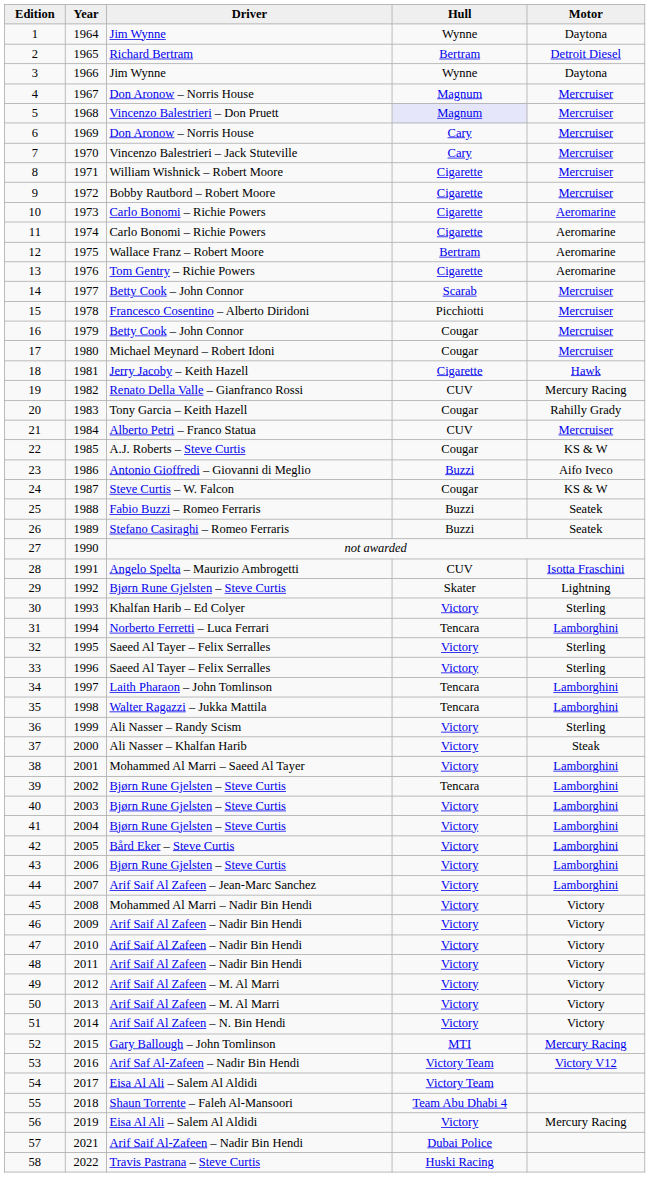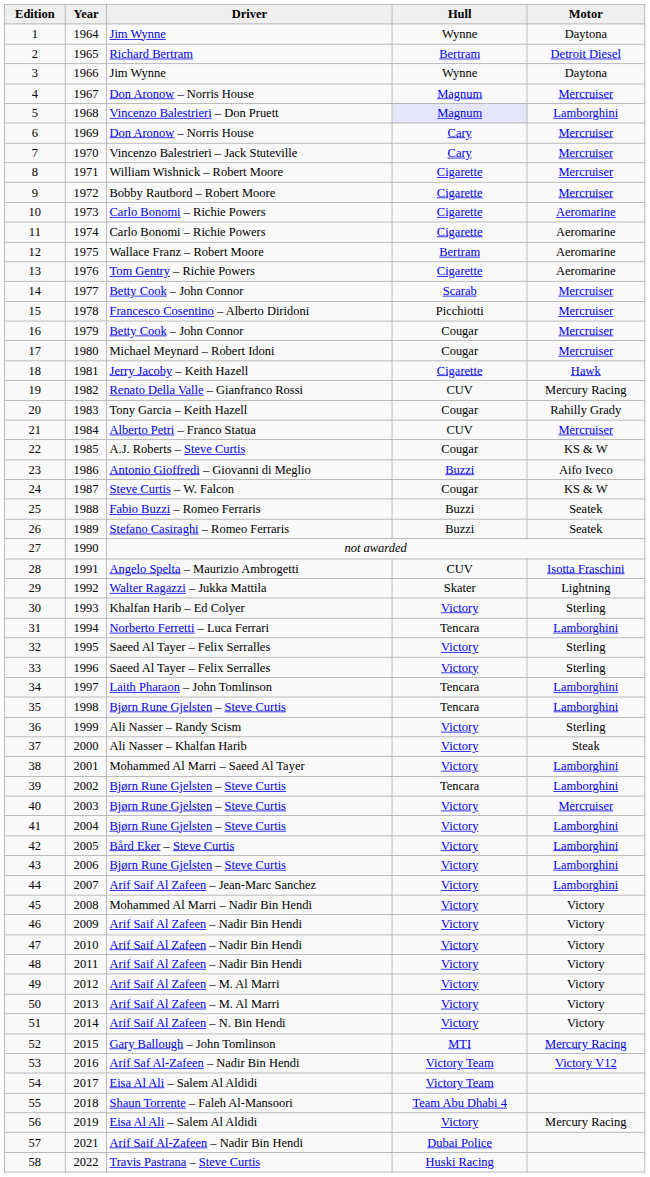(586, 113) Mercruiser -> (586, 113) Lamborghini
(198, 588) Bjørn Rune Gjelsten – Steve Curtis -> (188, 588) Walter Ragazzi – Jukka Mattila
(188, 707) Walter Ragazzi – Jukka Mattila -> (198, 707) Bjørn Rune Gjelsten – Steve Curtis
(586, 806) Lamborghini -> (586, 806) Mercruiser
